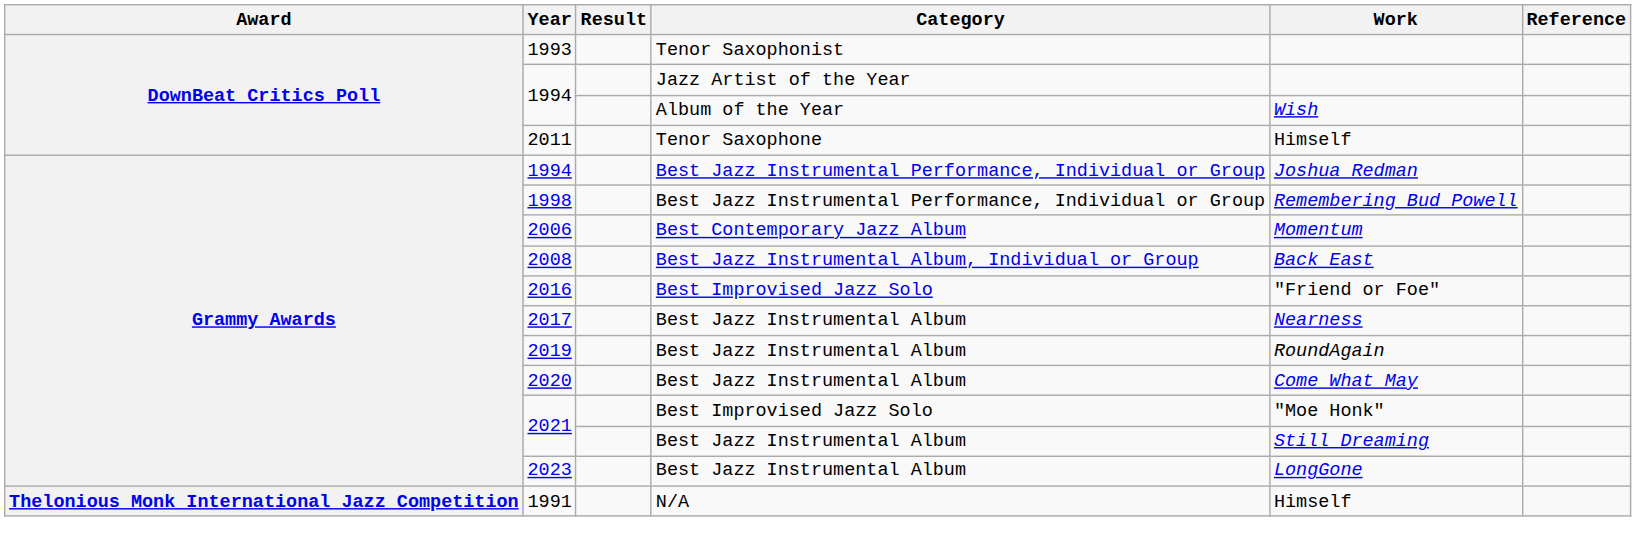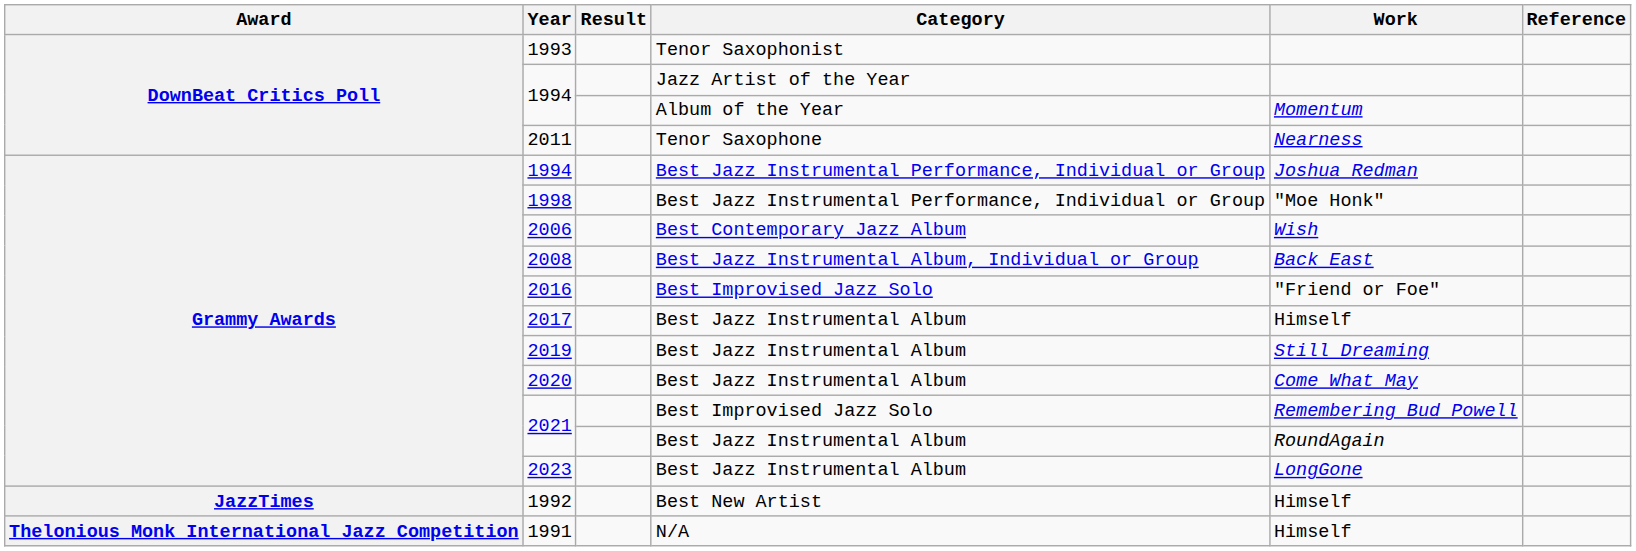(1296, 110) Wish -> (1318, 110) Momentum
(1313, 140) Himself -> (1318, 140) Nearness
(1396, 200) Remembering Bud Powell -> (1329, 200) "Moe Honk"
(1318, 230) Momentum -> (1296, 230) Wish
(1318, 321) Nearness -> (1313, 321) Himself
(1329, 351) RoundAgain -> (1351, 351) Still Dreaming
(1329, 411) "Moe Honk" -> (1396, 411) Remembering Bud Powell
(1351, 441) Still Dreaming -> (1329, 441) RoundAgain
+ row: (550, 501)
